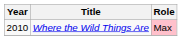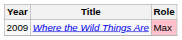(17, 27) 2010 -> (17, 27) 2009
